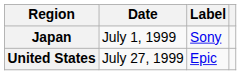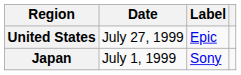rows swapped: (52, 37) <-> (52, 59)
